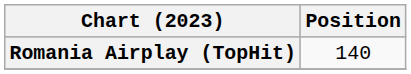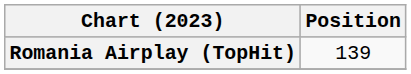(353, 53) 140 -> (353, 53) 139
